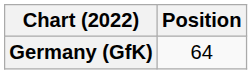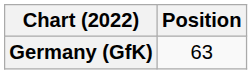(202, 52) 64 -> (202, 52) 63
